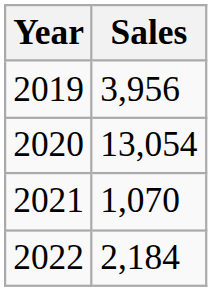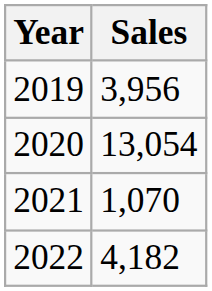(140, 256) 2,184 -> (140, 256) 4,182
